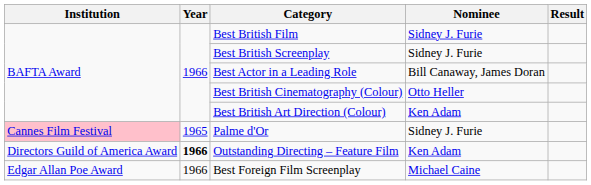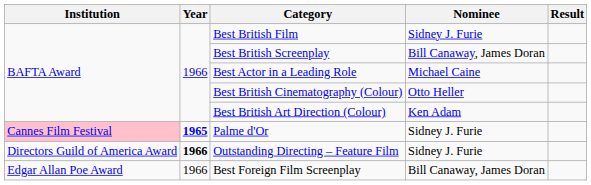(445, 53) Sidney J. Furie -> (476, 53) Bill Canaway, James Doran
(476, 72) Bill Canaway, James Doran -> (444, 72) Michael Caine
(195, 131) normal -> (195, 131) bold
(435, 151) Ken Adam -> (445, 151) Sidney J. Furie
(444, 170) Michael Caine -> (476, 170) Bill Canaway, James Doran
